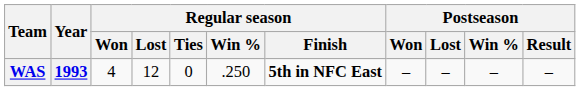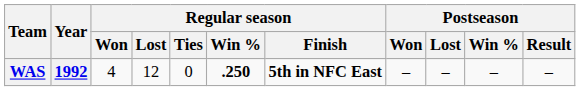(71, 72) 1993 -> (71, 72) 1992
(236, 72) normal -> (236, 72) bold
